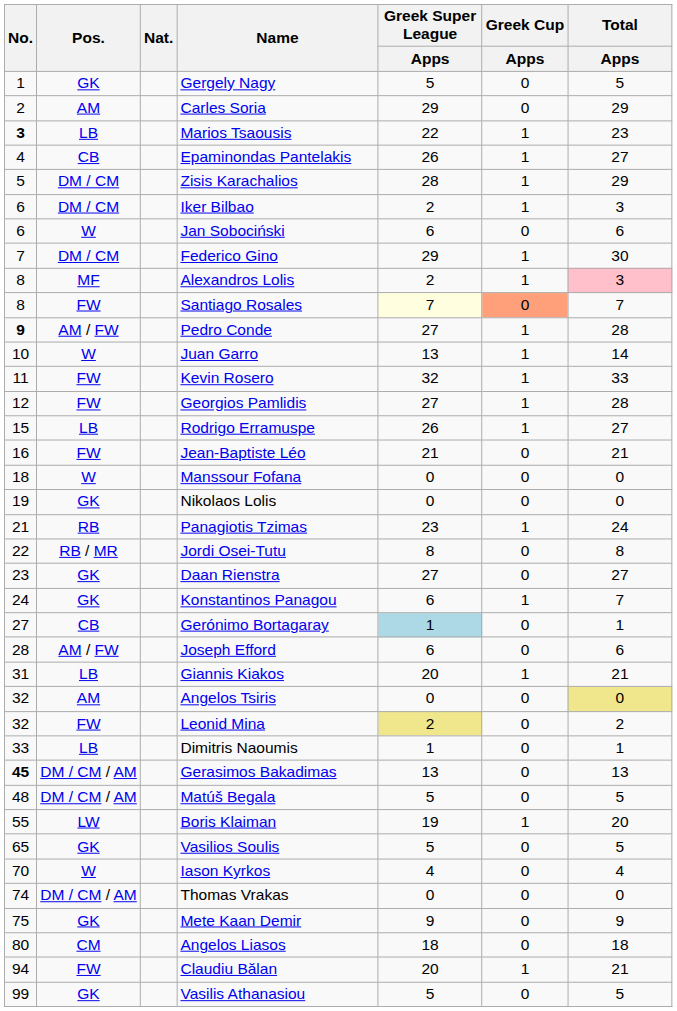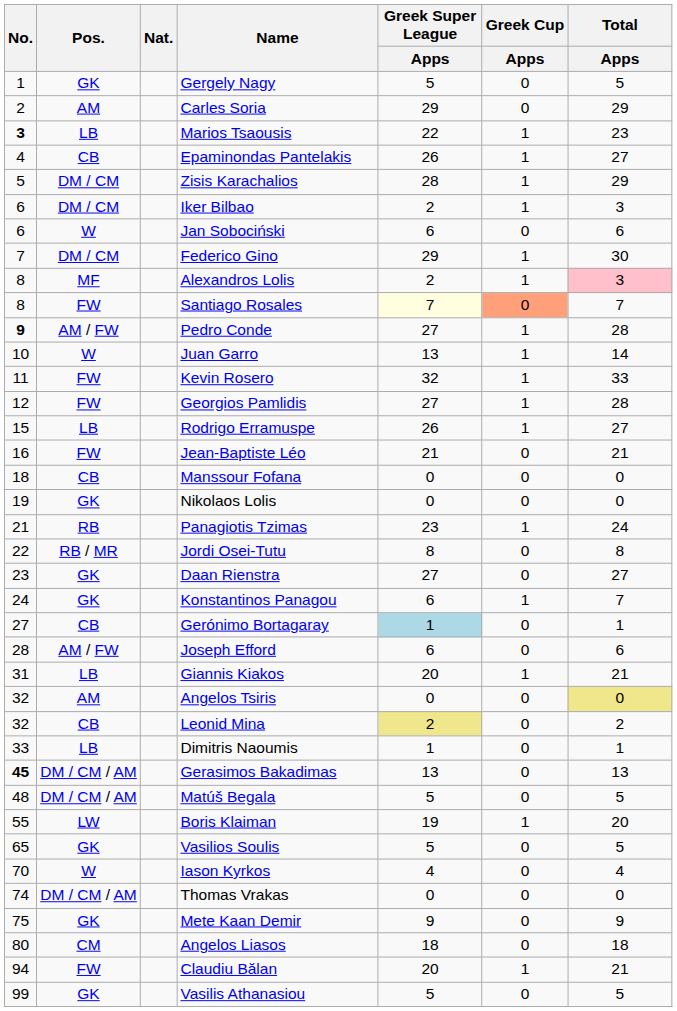(89, 477) W -> (89, 477) CB
(89, 723) FW -> (89, 723) CB
